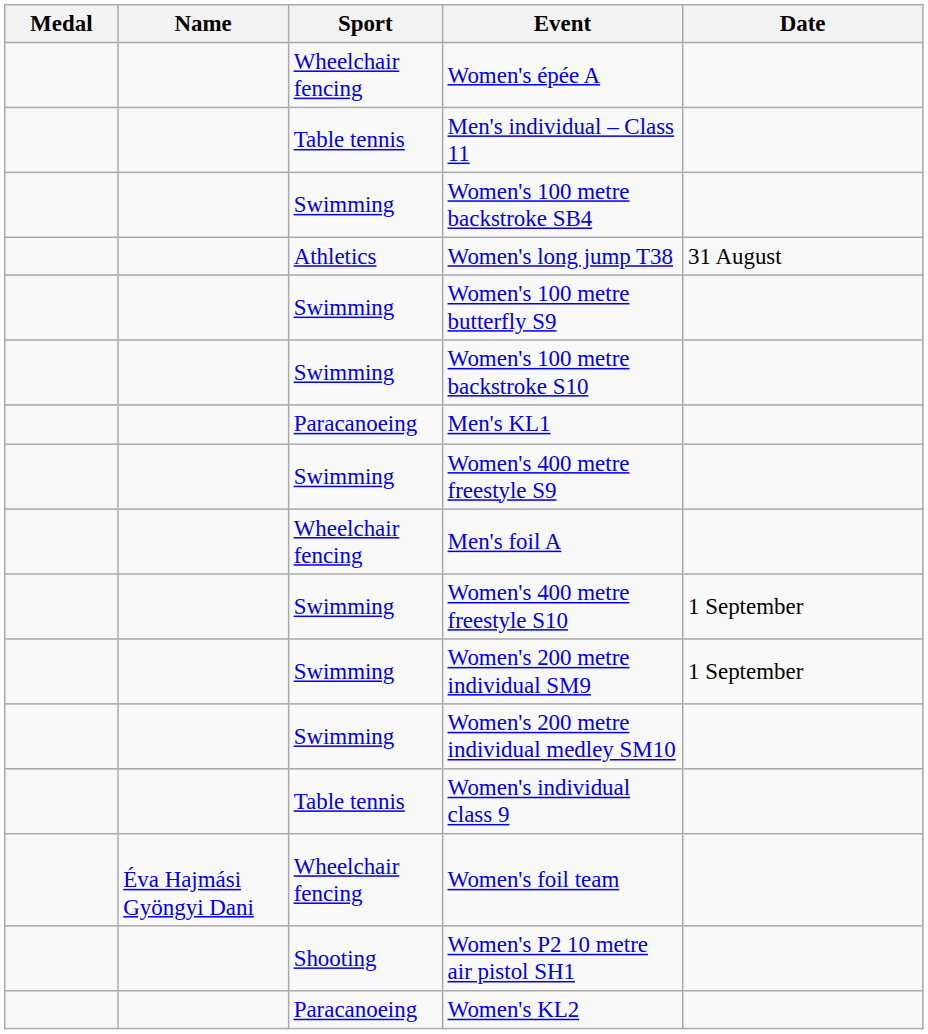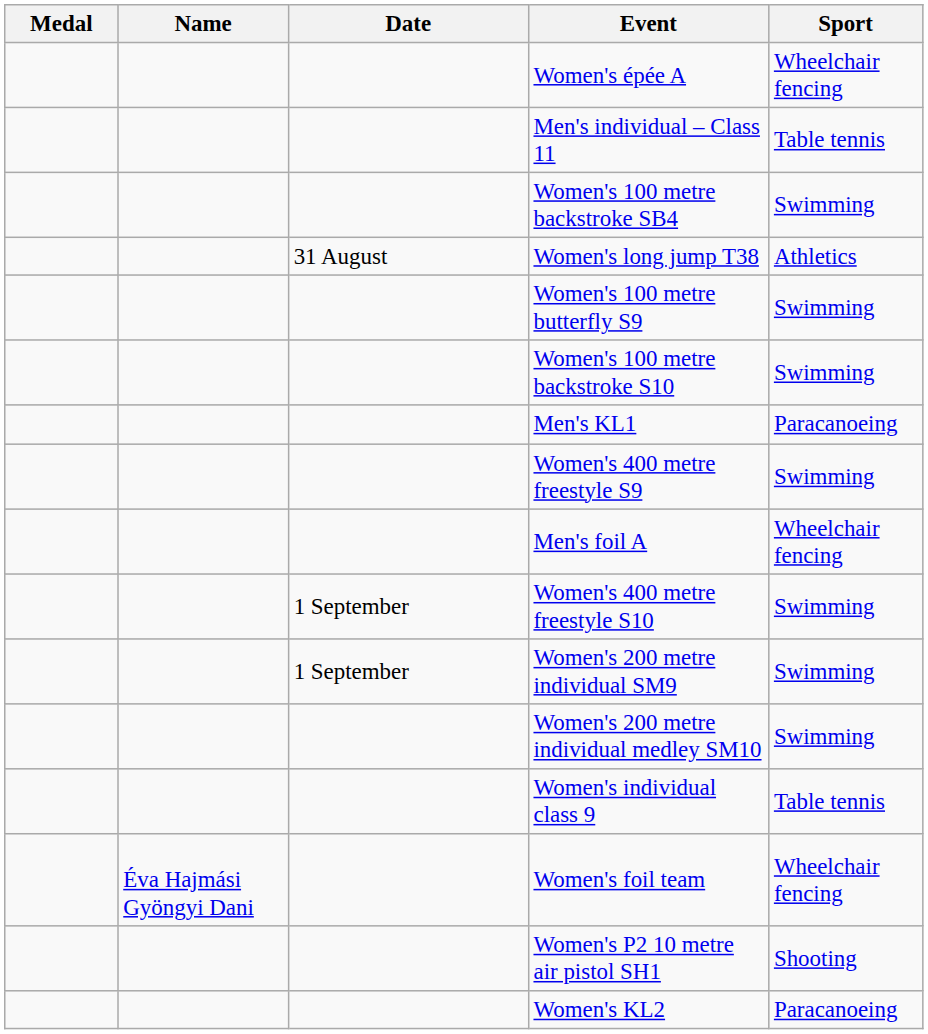columns swapped: (365, 23) <-> (803, 23)
